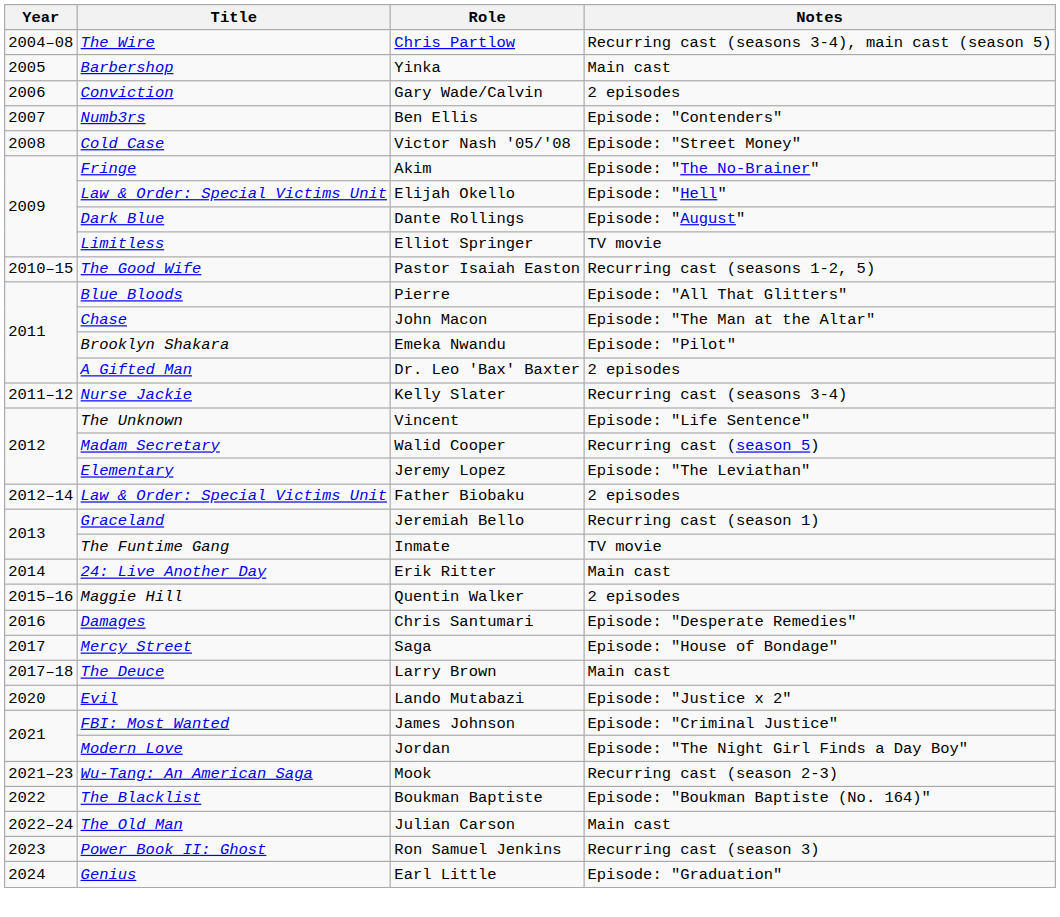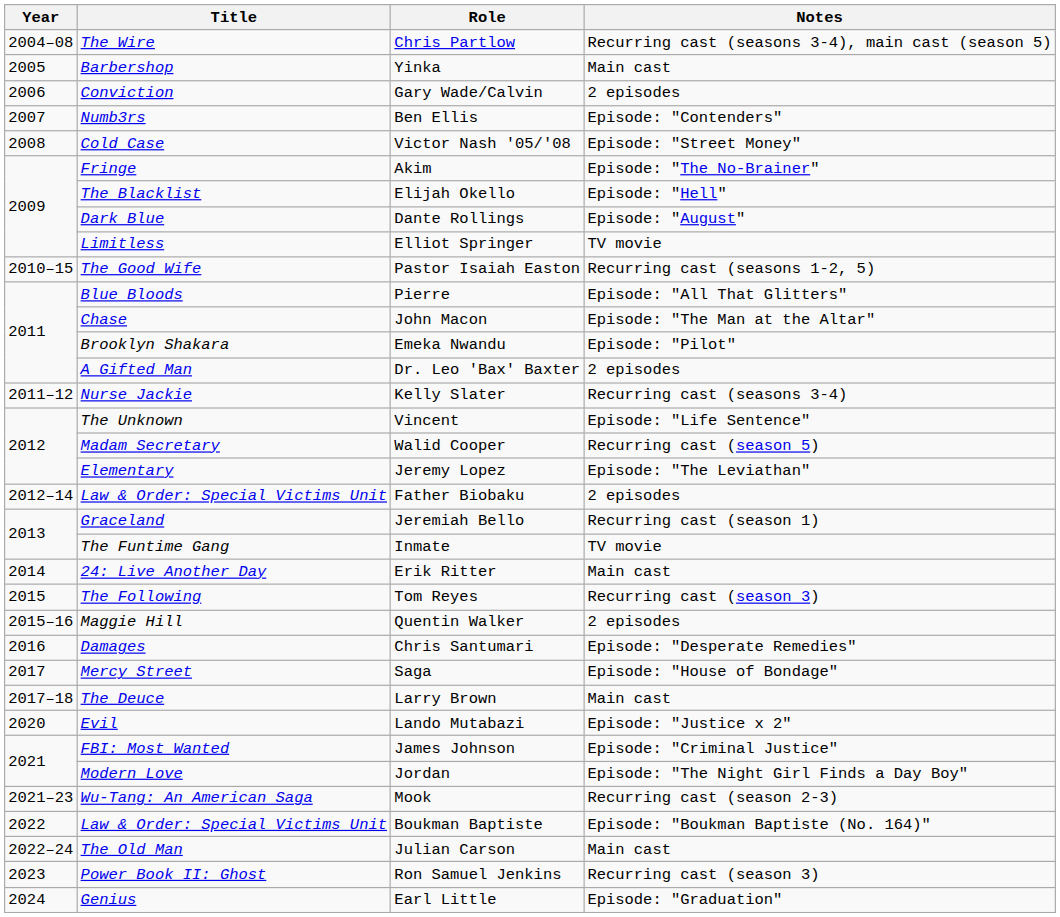(234, 194) Law & Order: Special Victims Unit -> (141, 194) The Blacklist
+ row: (436, 597)
(141, 799) The Blacklist -> (234, 824) Law & Order: Special Victims Unit
